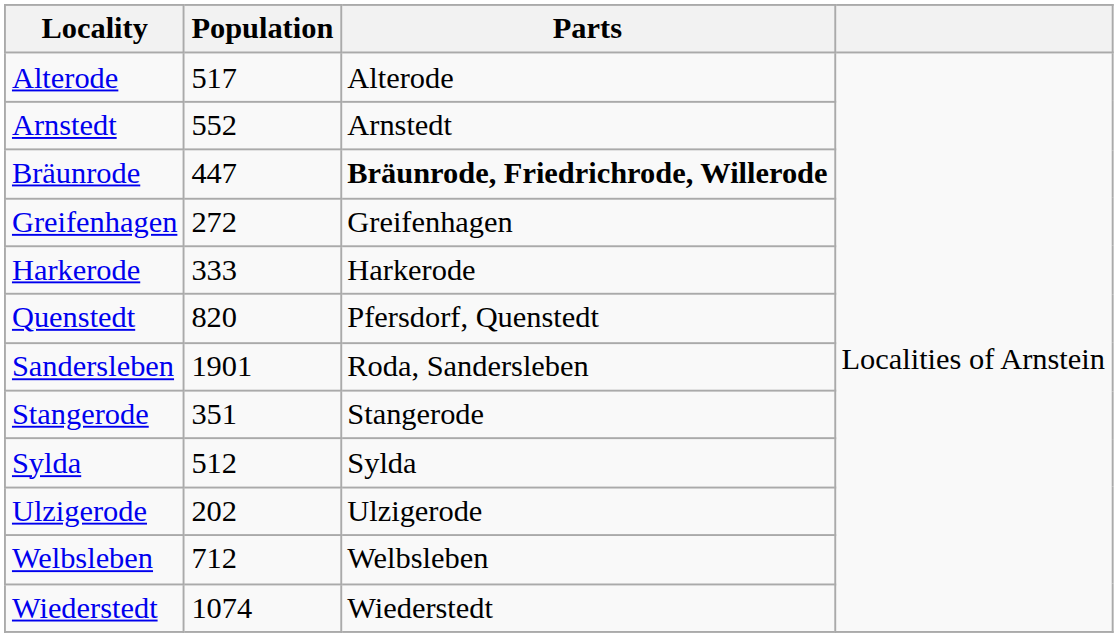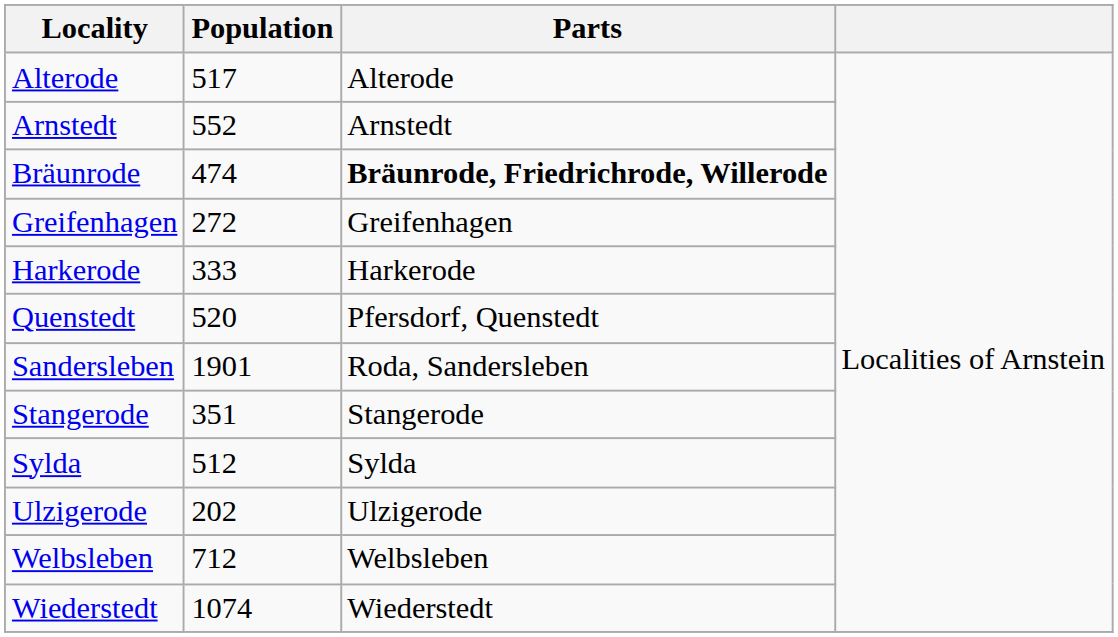(214, 173) 447 -> (214, 173) 474
(214, 317) 820 -> (214, 317) 520
